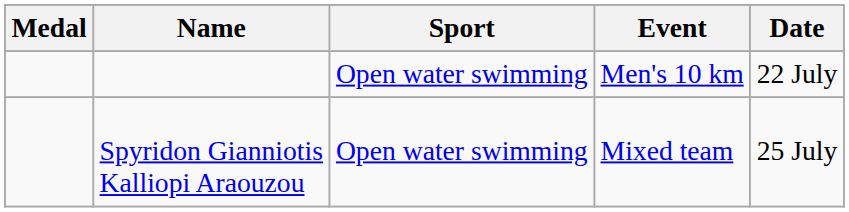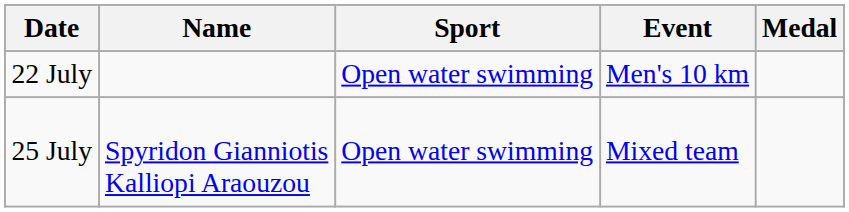columns swapped: (49, 27) <-> (797, 27)
